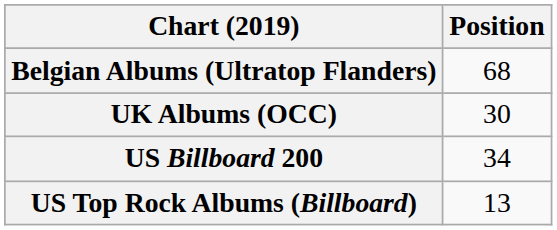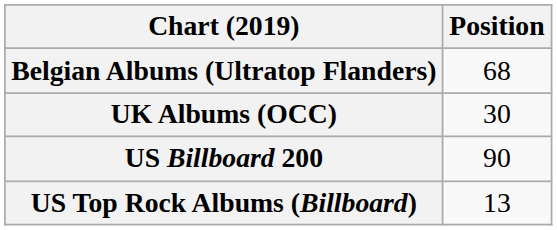(497, 158) 34 -> (497, 158) 90
